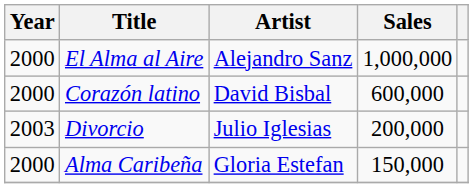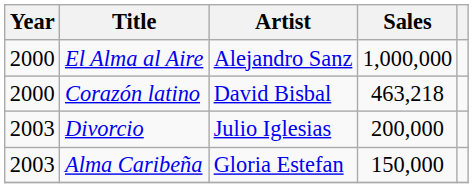(407, 93) 600,000 -> (407, 93) 463,218
(32, 164) 2000 -> (32, 164) 2003
